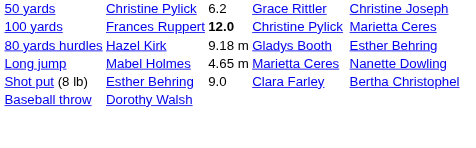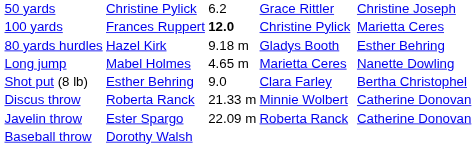+ row: (42, 100)
+ row: (43, 118)
